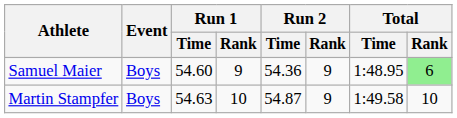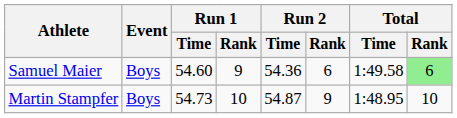(328, 71) 9 -> (328, 71) 6
(379, 71) 1:48.95 -> (379, 71) 1:49.58
(194, 99) 54.63 -> (194, 99) 54.73
(379, 99) 1:49.58 -> (379, 99) 1:48.95
